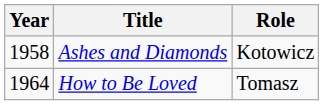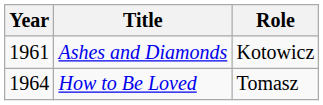(29, 52) 1958 -> (29, 52) 1961
